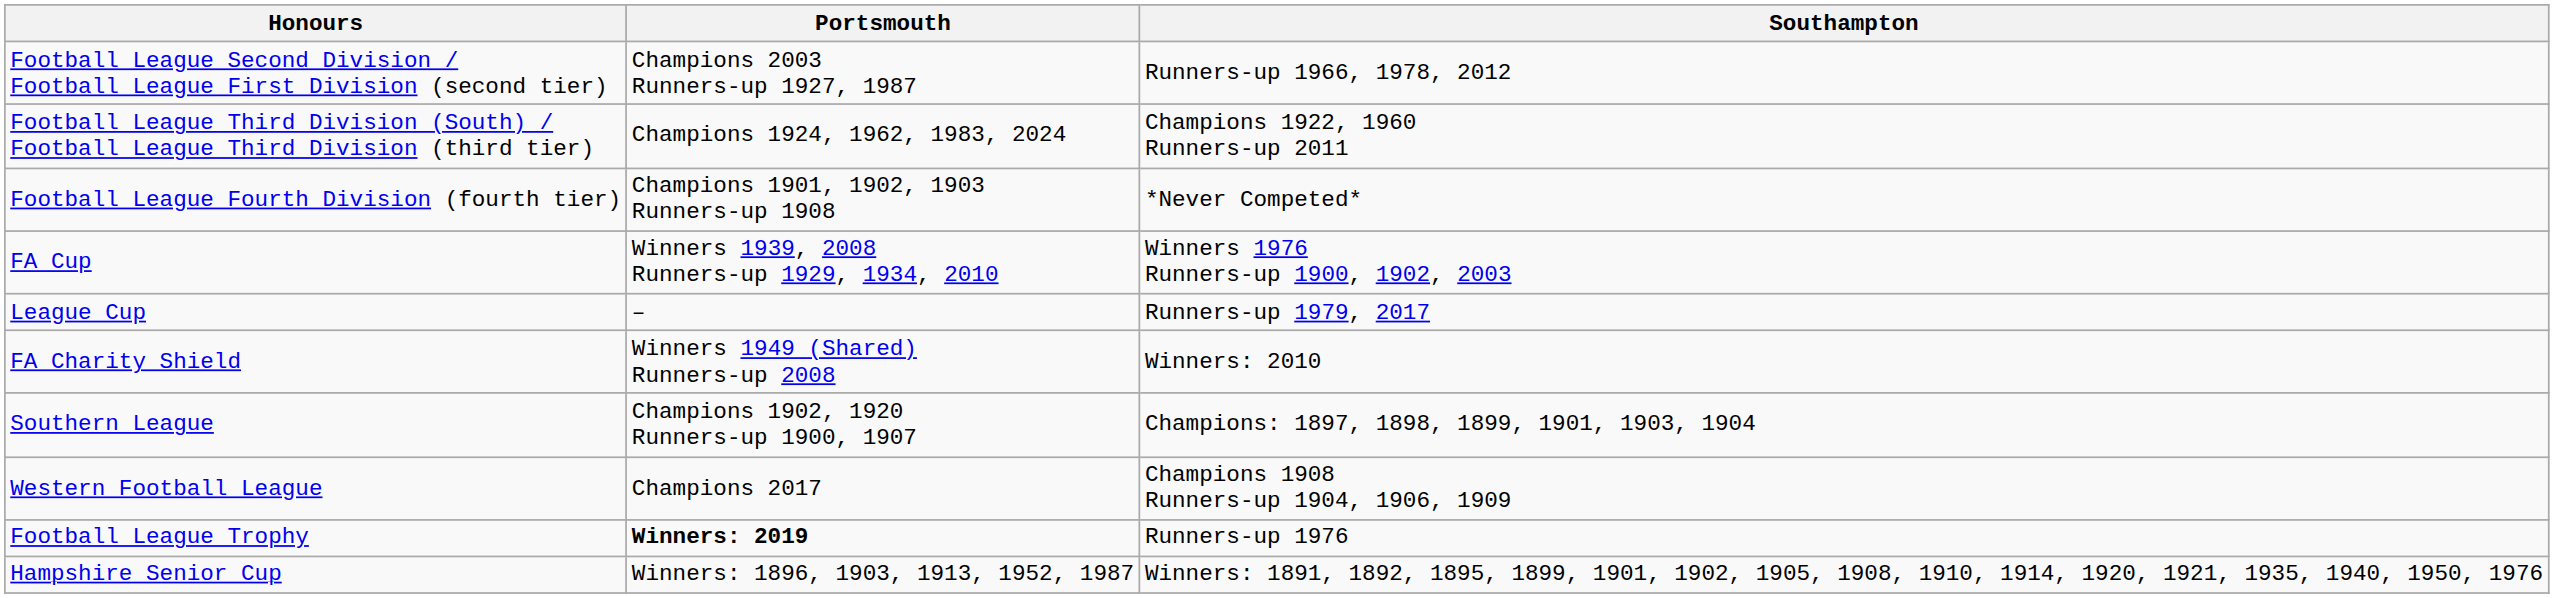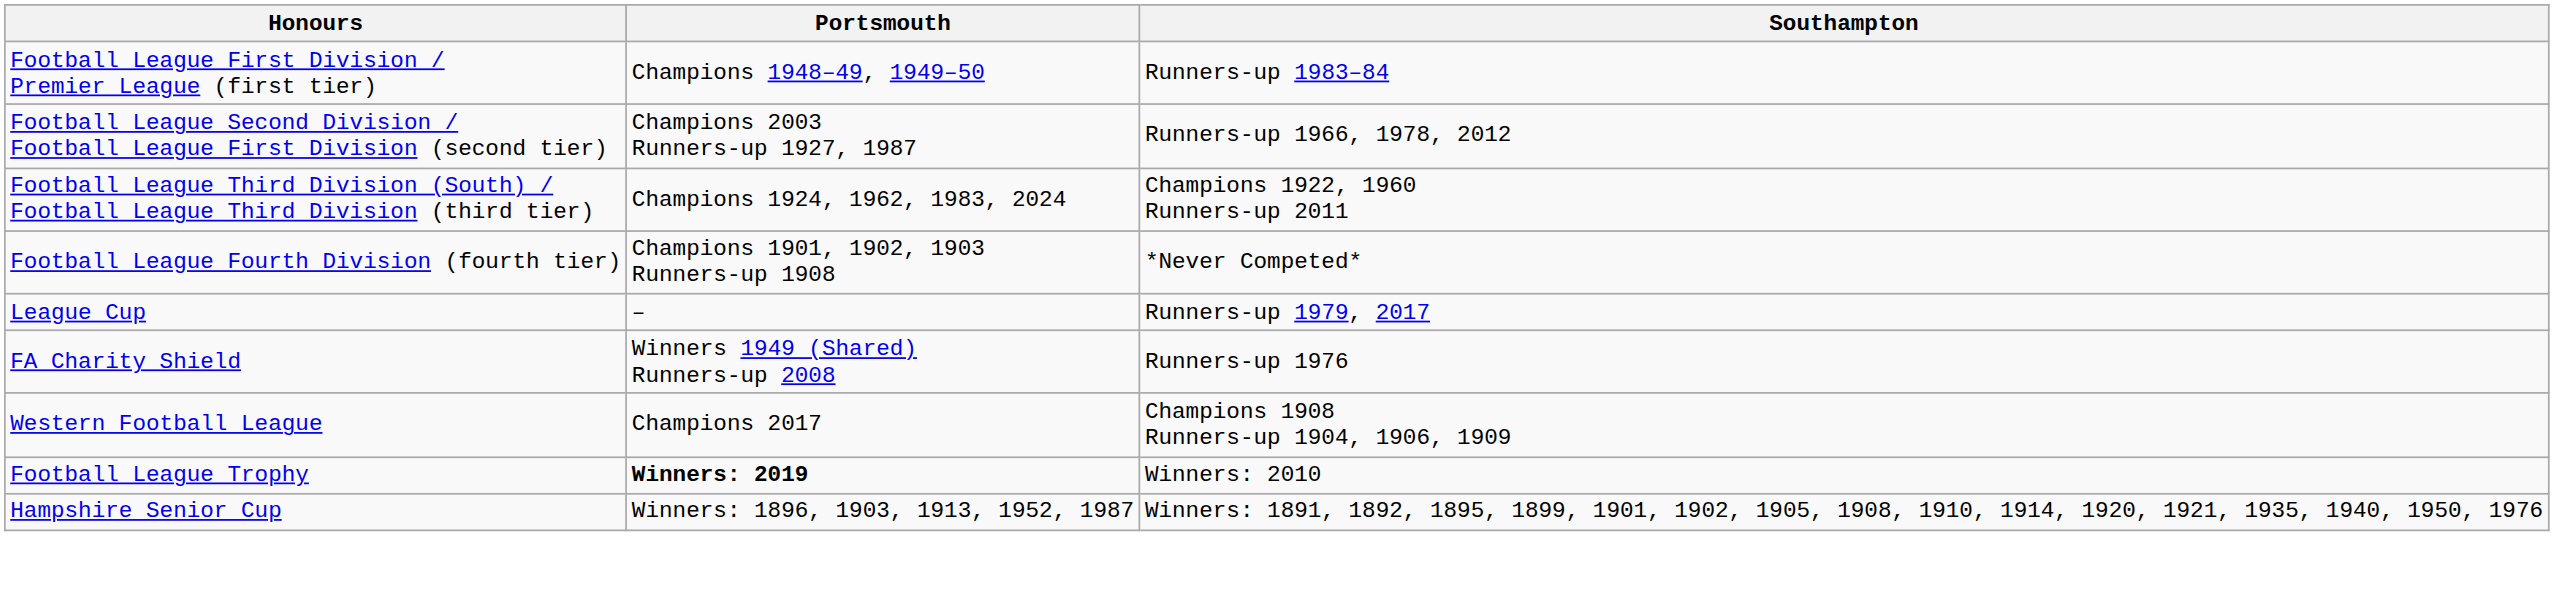+ row: (227, 73)
- row: (51, 262)
(1233, 362) Winners: 2010 -> (1247, 362) Runners-up 1976
- row: (112, 425)
(1247, 538) Runners-up 1976 -> (1233, 475) Winners: 2010
